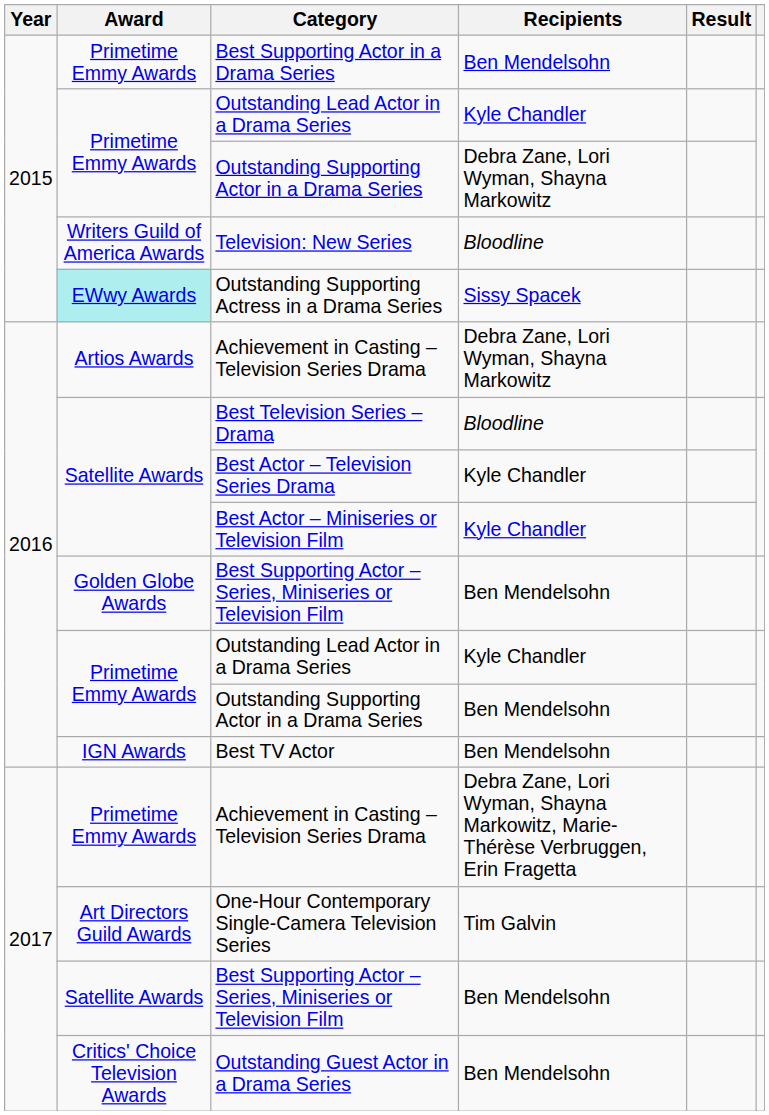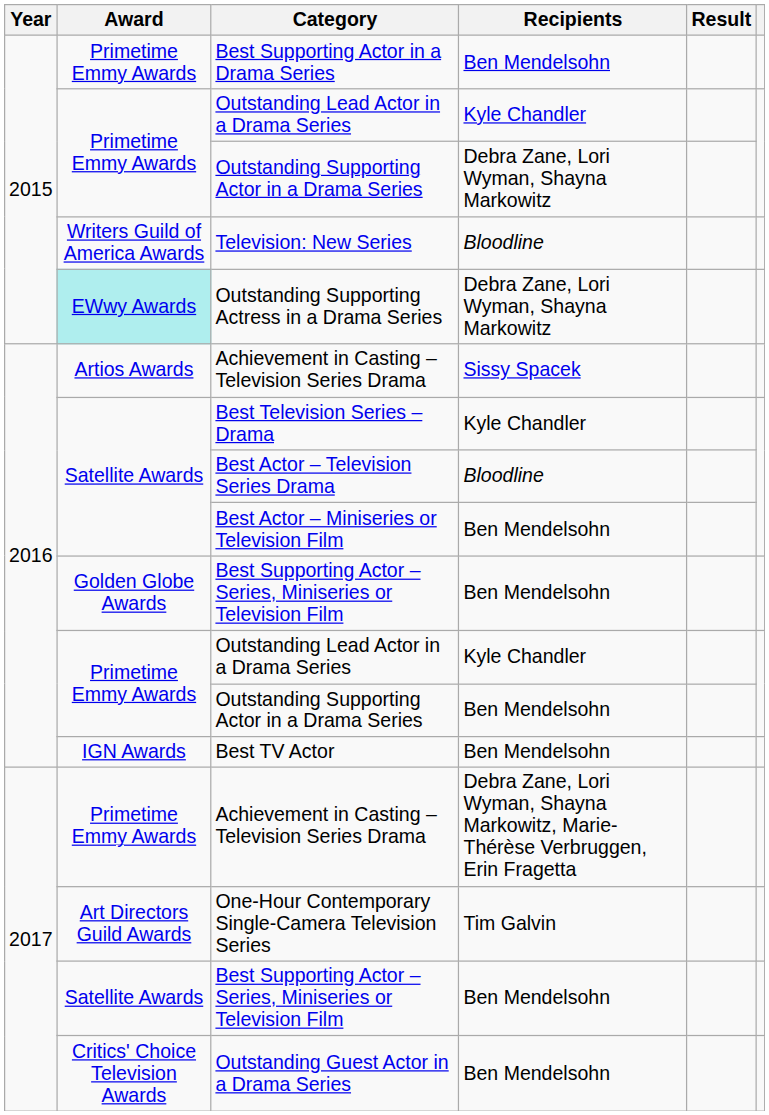(522, 295) Sissy Spacek -> (537, 306) Debra Zane, Lori Wyman, Shayna Markowitz
(537, 359) Debra Zane, Lori Wyman, Shayna Markowitz -> (522, 370) Sissy Spacek
(504, 423) Bloodline -> (525, 423) Kyle Chandler
(525, 476) Kyle Chandler -> (504, 476) Bloodline
(525, 529) Kyle Chandler -> (537, 529) Ben Mendelsohn
